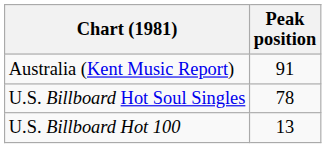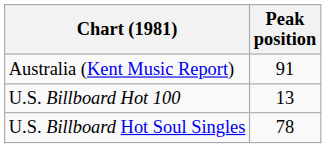rows swapped: (95, 127) <-> (127, 98)
